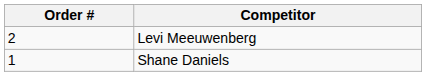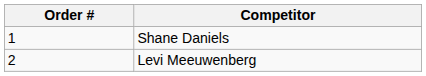rows swapped: (183, 60) <-> (197, 37)
